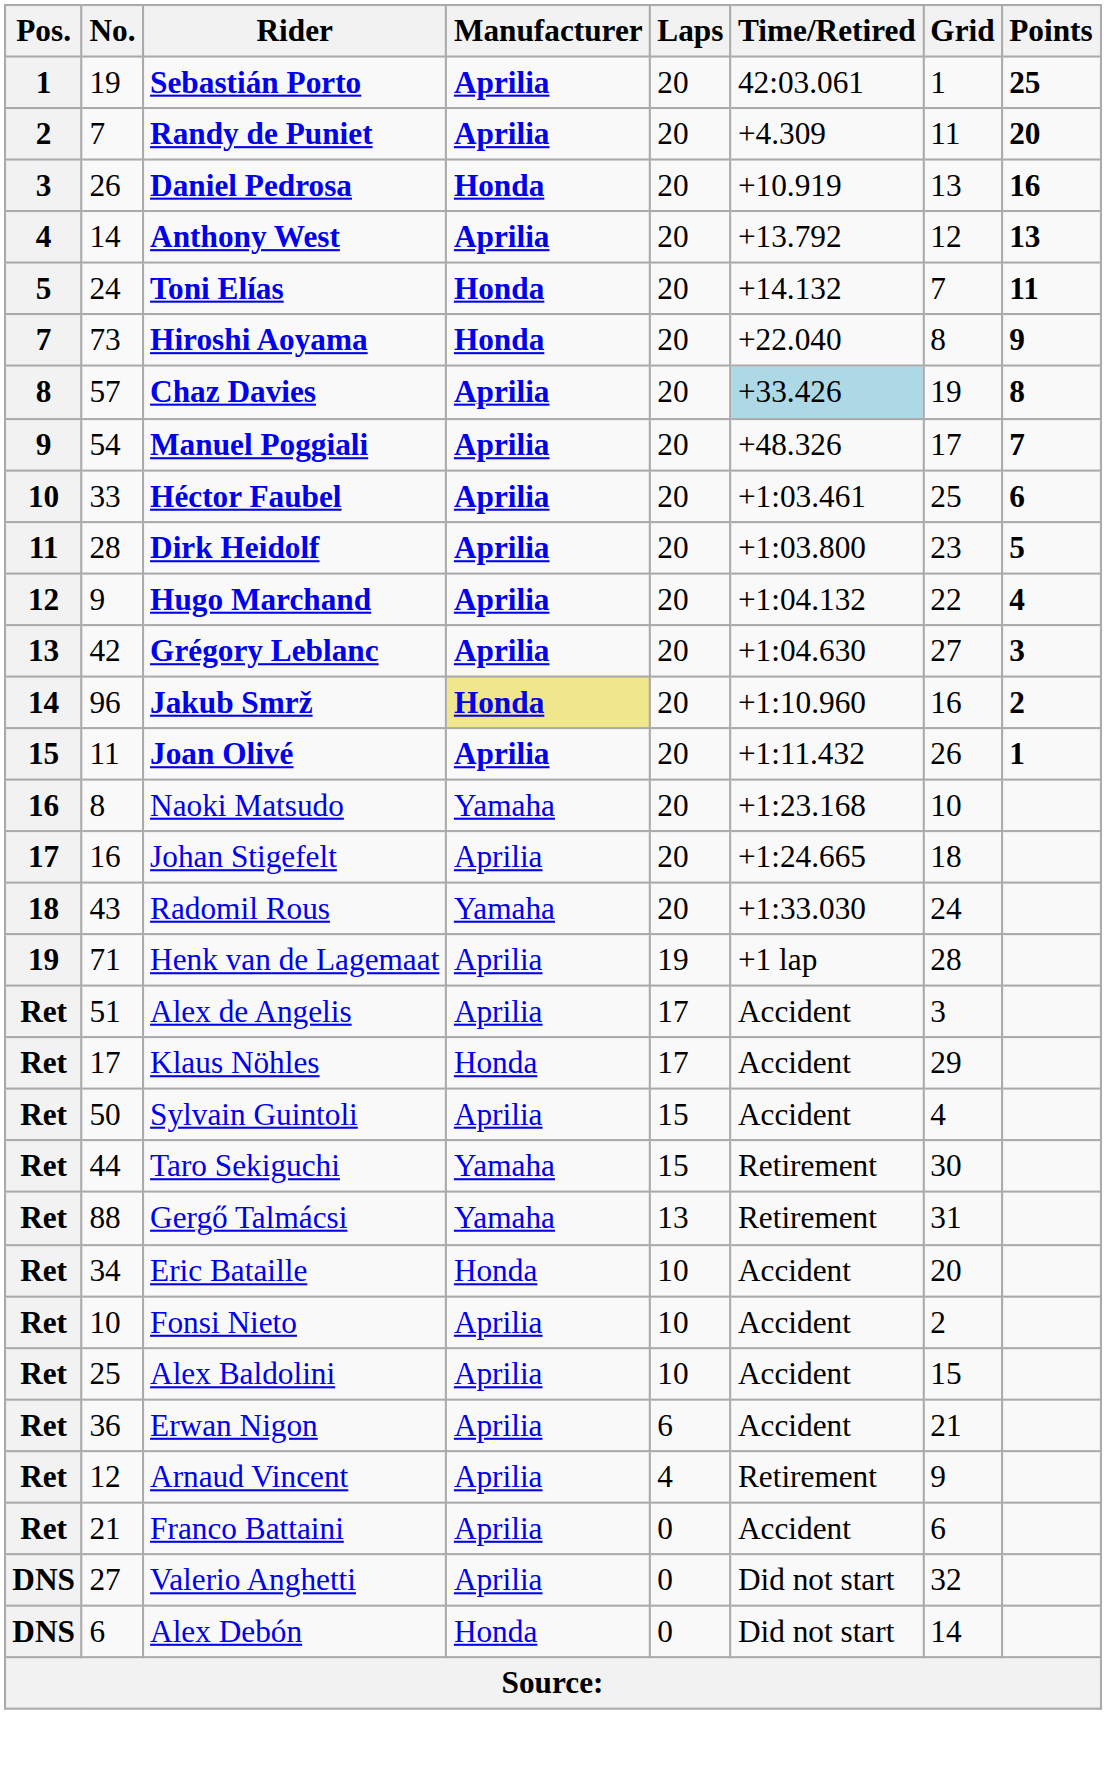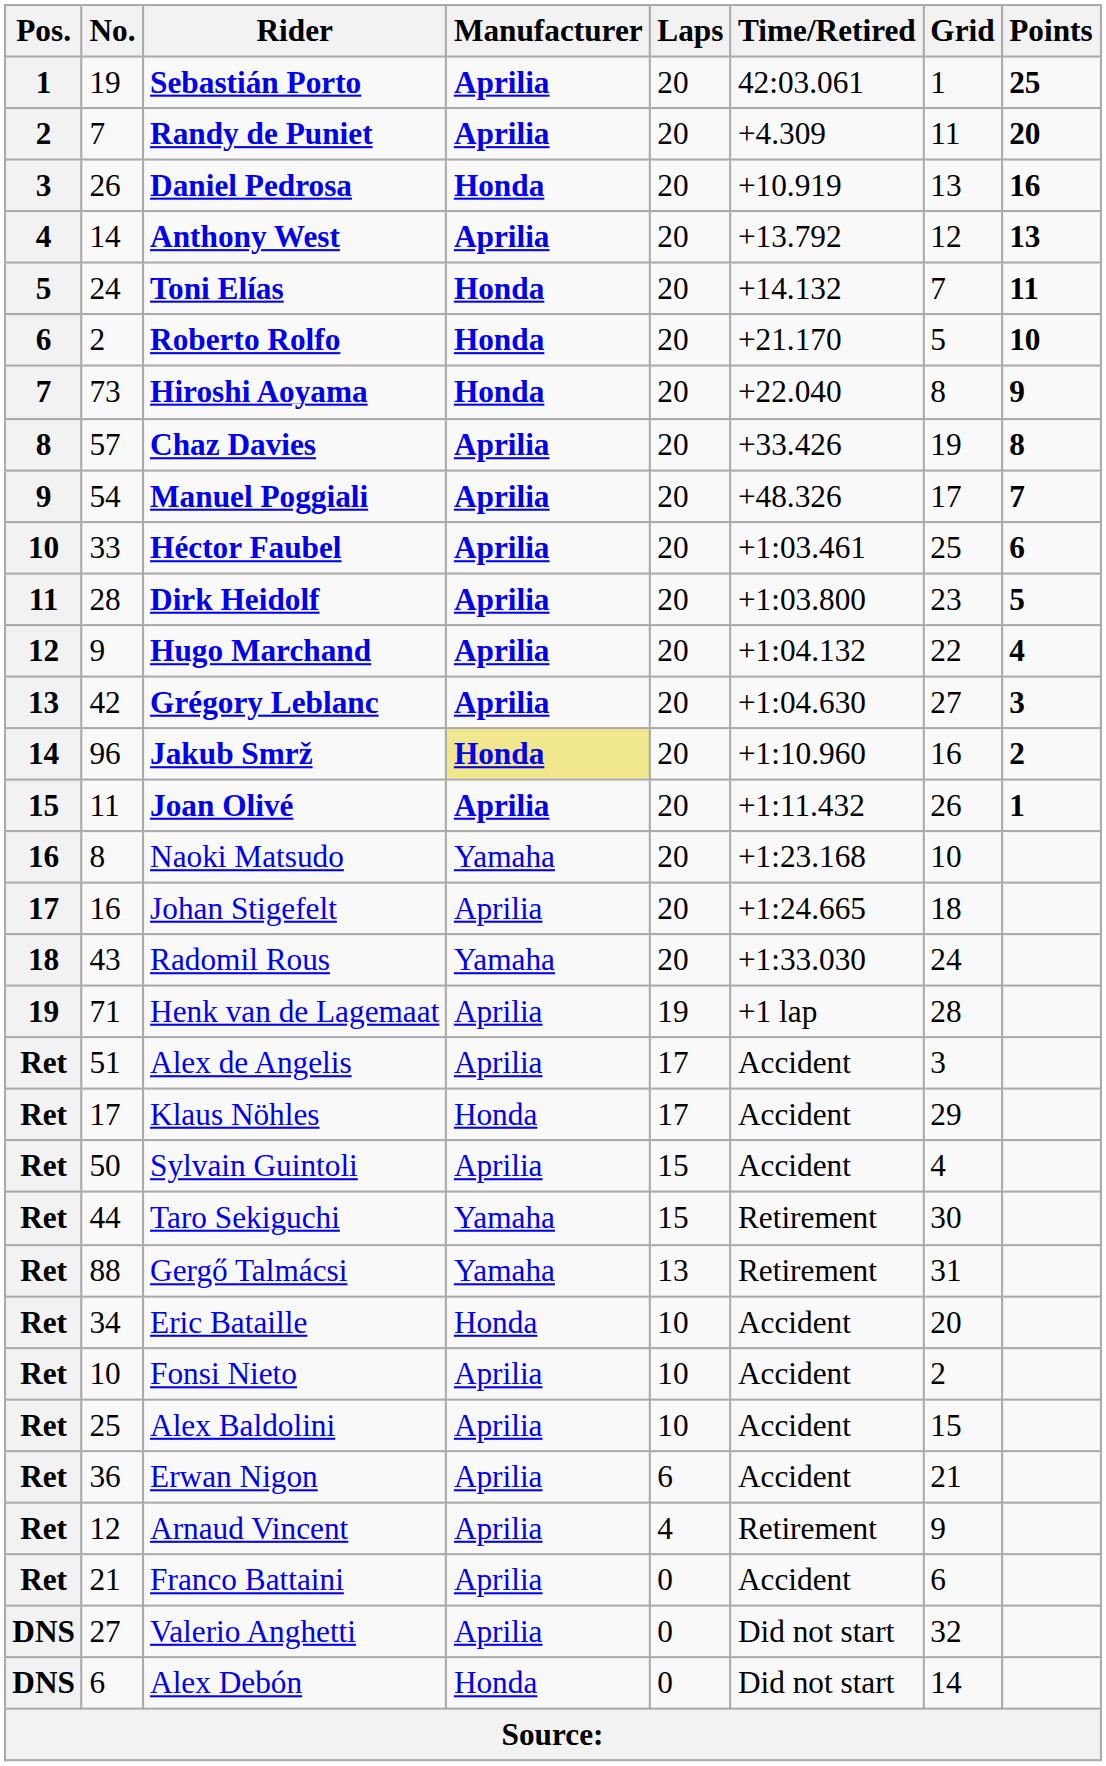+ row: (245, 340)
(790, 391) lightblue background -> (790, 443) no background
